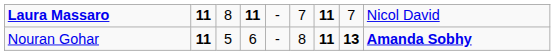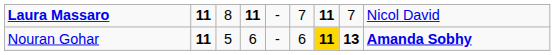(302, 38) 8 -> (302, 38) 6
(327, 38) no background -> (327, 38) gold background
